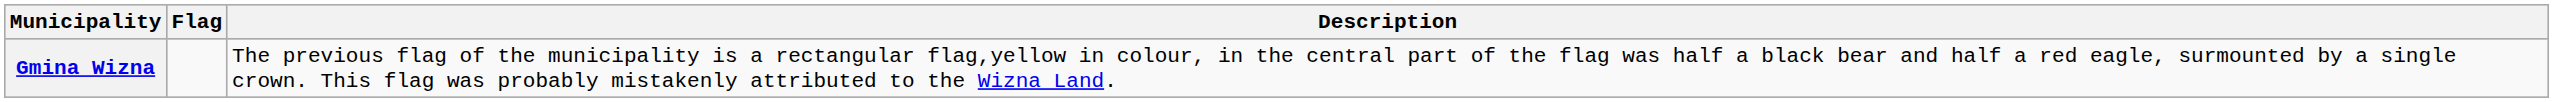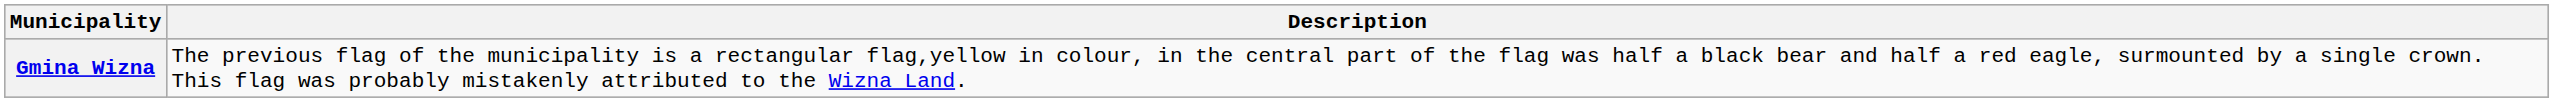- column: (197, 22)
